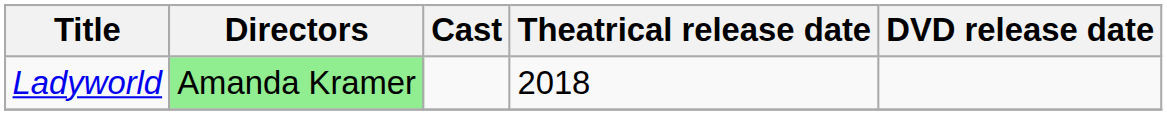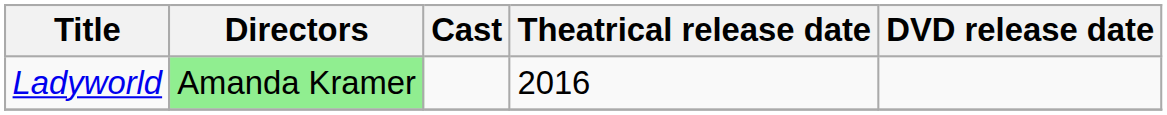(554, 82) 2018 -> (554, 82) 2016
